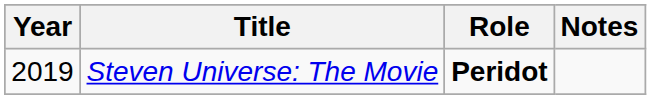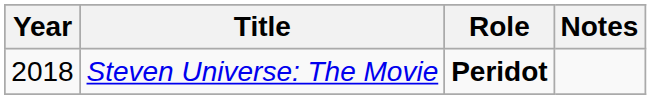(42, 71) 2019 -> (42, 71) 2018
